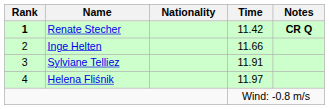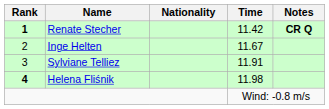(250, 46) 11.66 -> (250, 46) 11.67
(25, 79) normal -> (25, 79) bold
(250, 79) 11.97 -> (250, 79) 11.98
